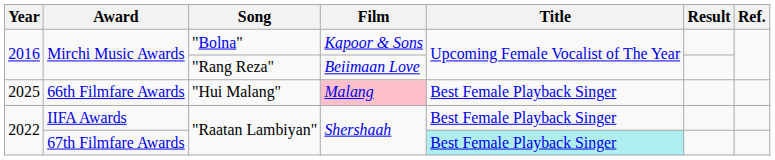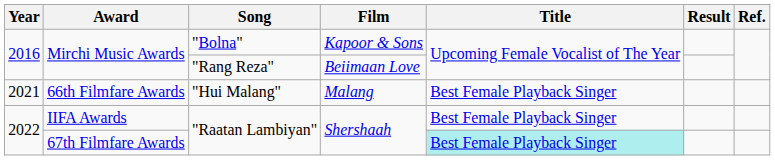(24, 92) 2025 -> (24, 92) 2021
(349, 92) pink background -> (349, 92) no background
